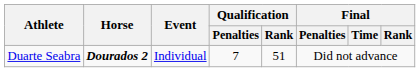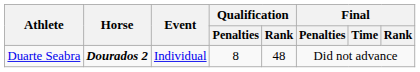(236, 56) 7 -> (236, 56) 8
(279, 56) 51 -> (279, 56) 48
